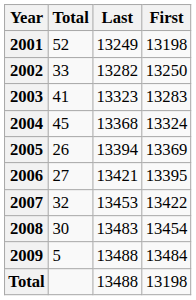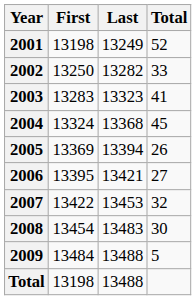columns swapped: (167, 17) <-> (71, 17)
